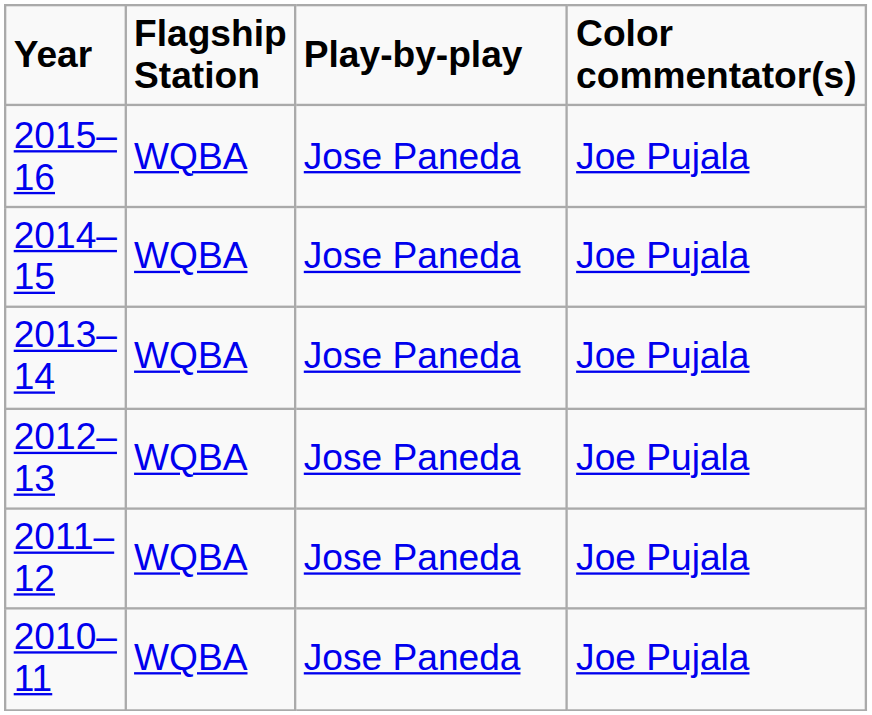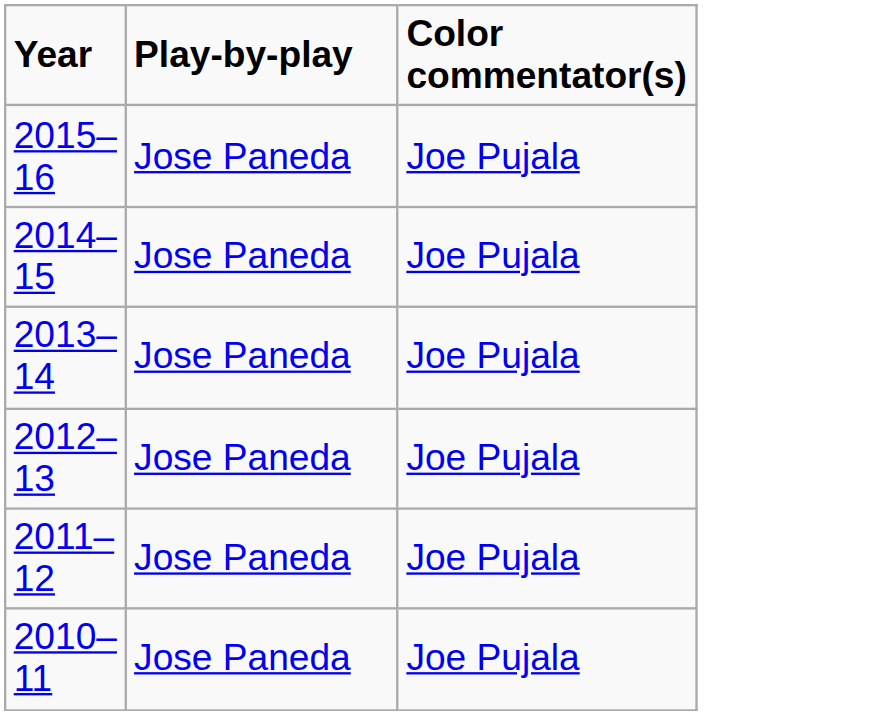- column: (210, 54)
